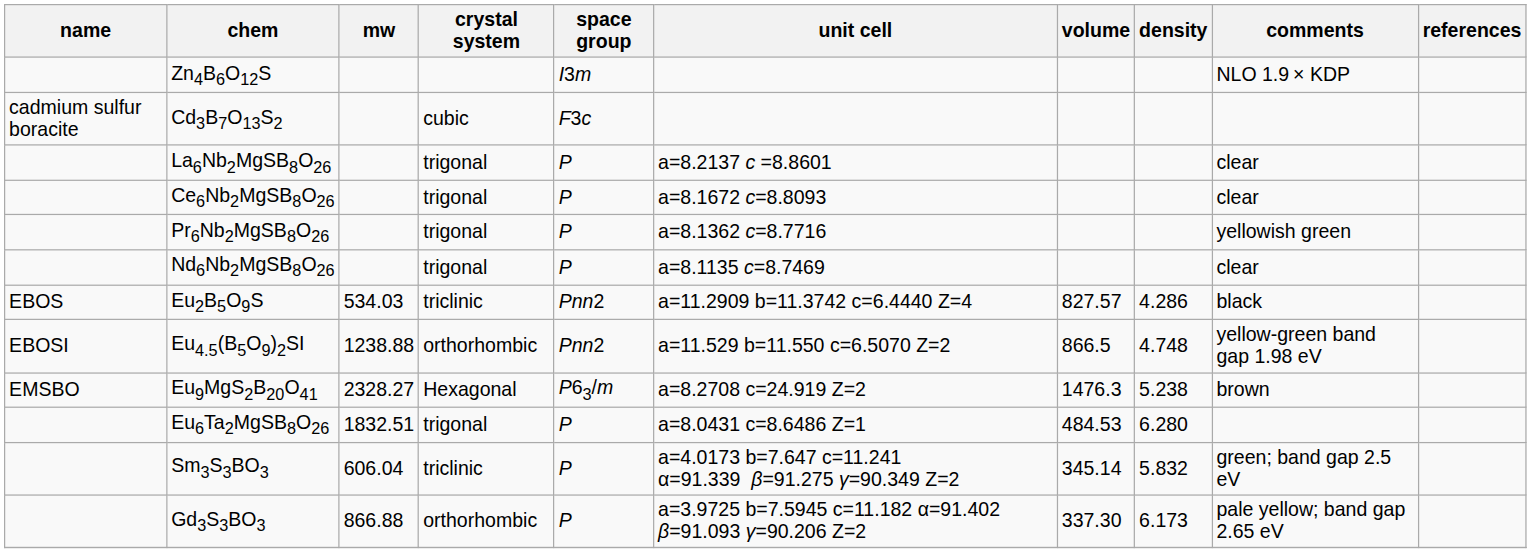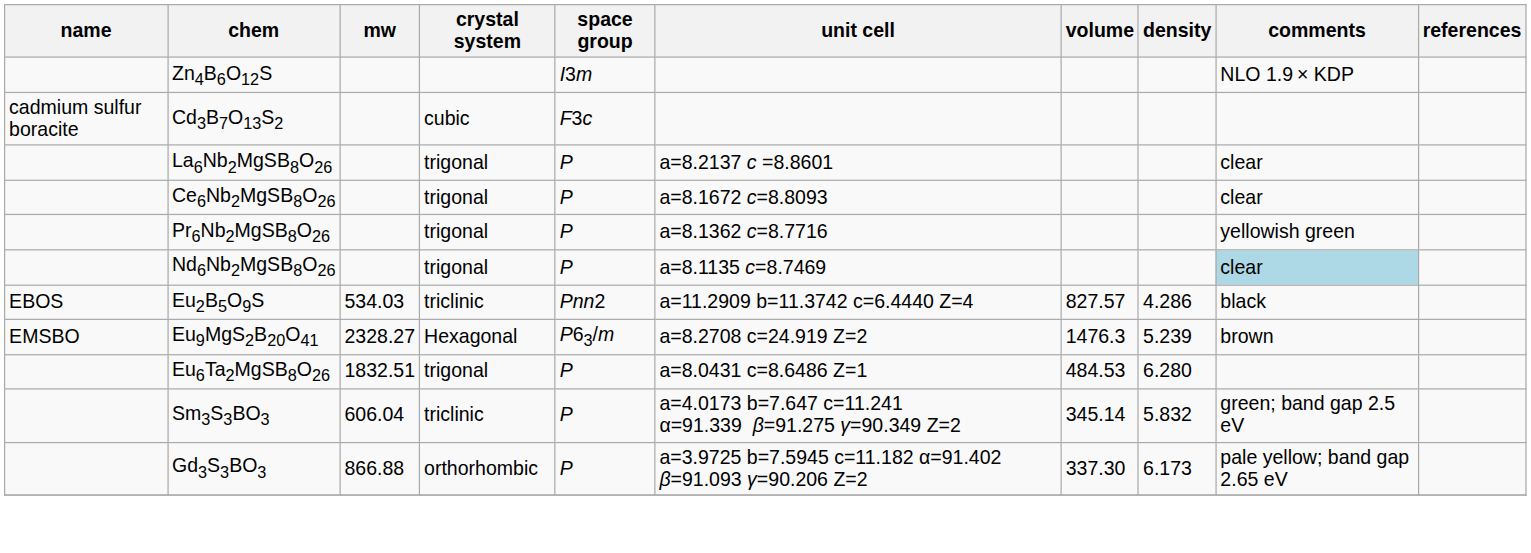(1238, 267) no background -> (1242, 267) lightblue background
- row: (238, 346)
(1164, 389) 5.238 -> (1167, 336) 5.239
